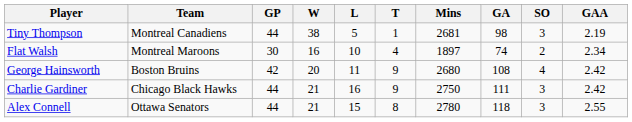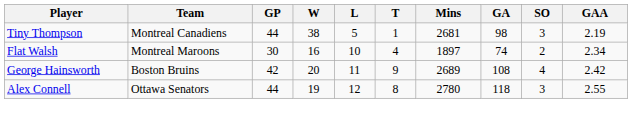(448, 70) 2680 -> (448, 70) 2689
- row: (47, 88)
(314, 107) 21 -> (314, 88) 19
(355, 107) 15 -> (355, 88) 12
